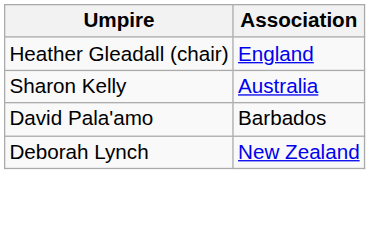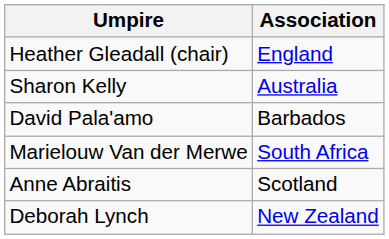+ row: (129, 151)
+ row: (70, 184)
